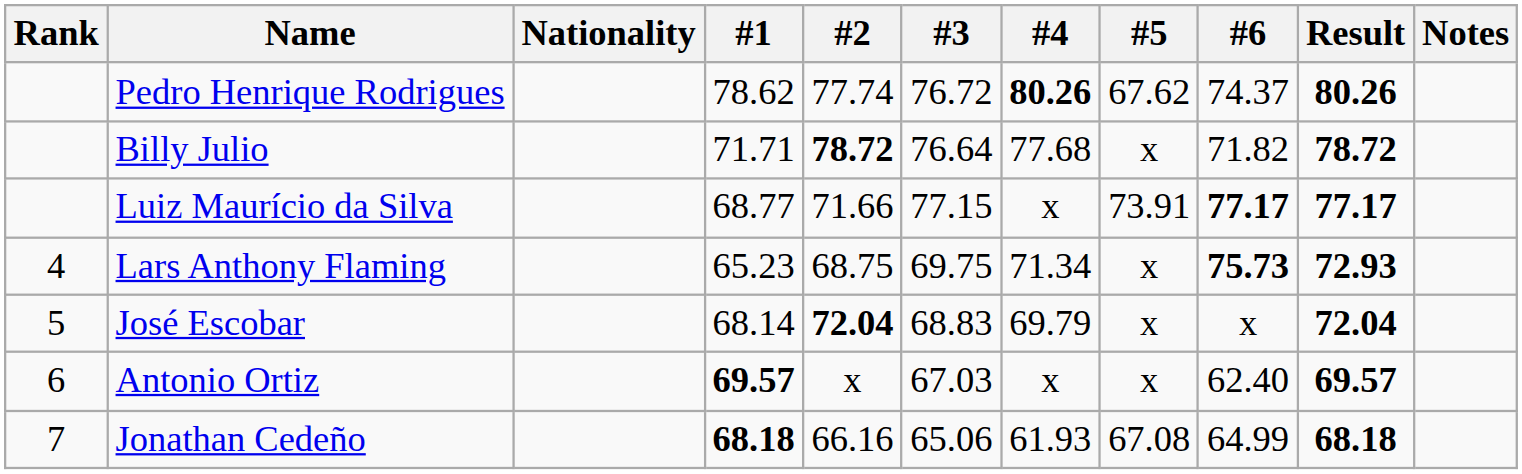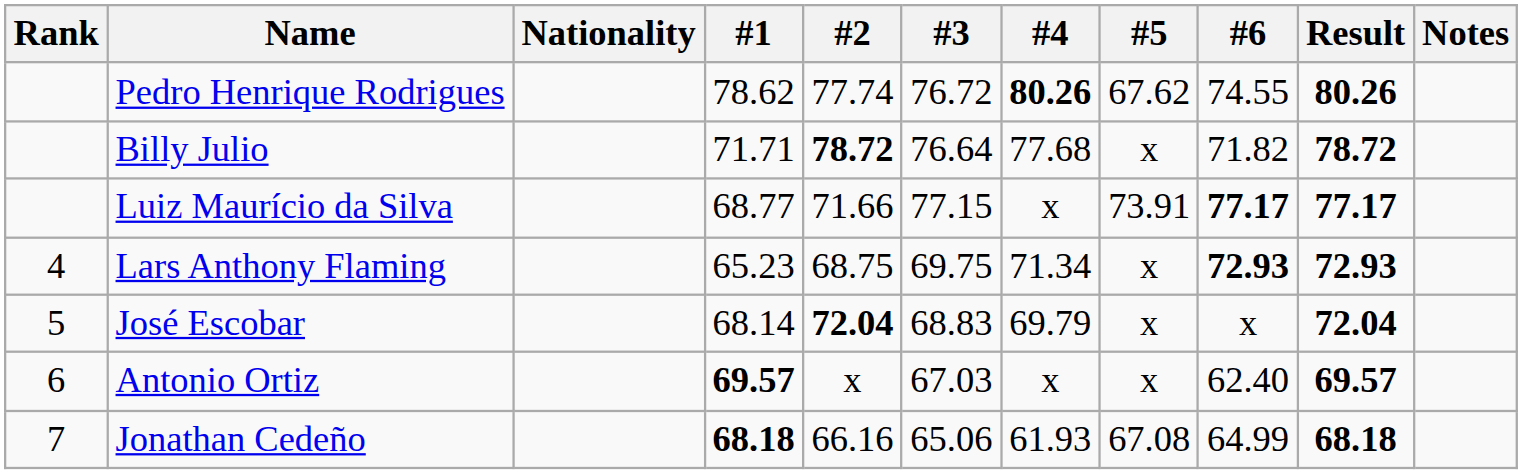(1248, 91) 74.37 -> (1248, 91) 74.55
(1248, 264) 75.73 -> (1248, 264) 72.93
